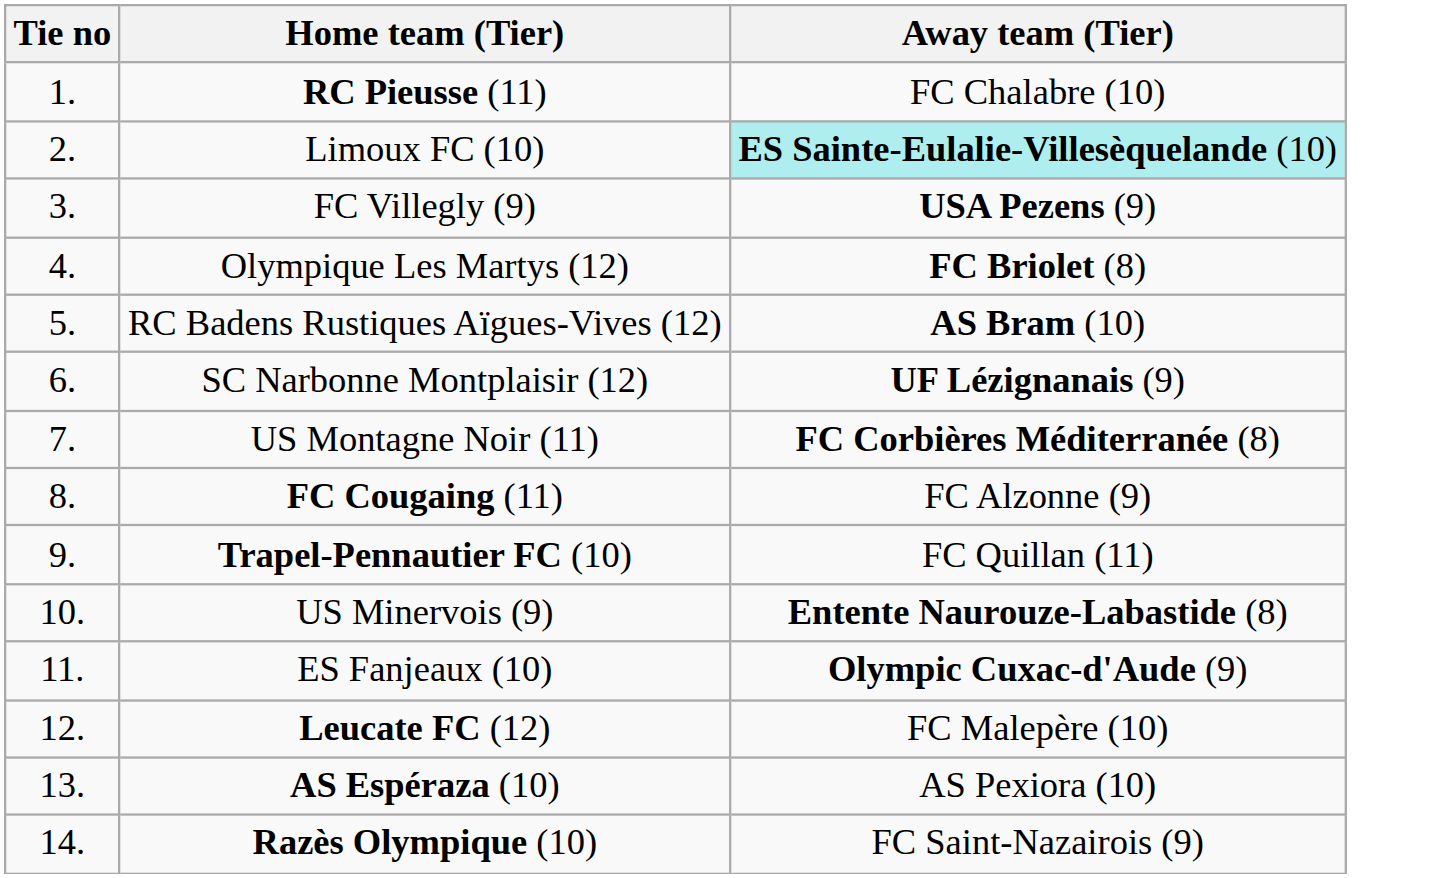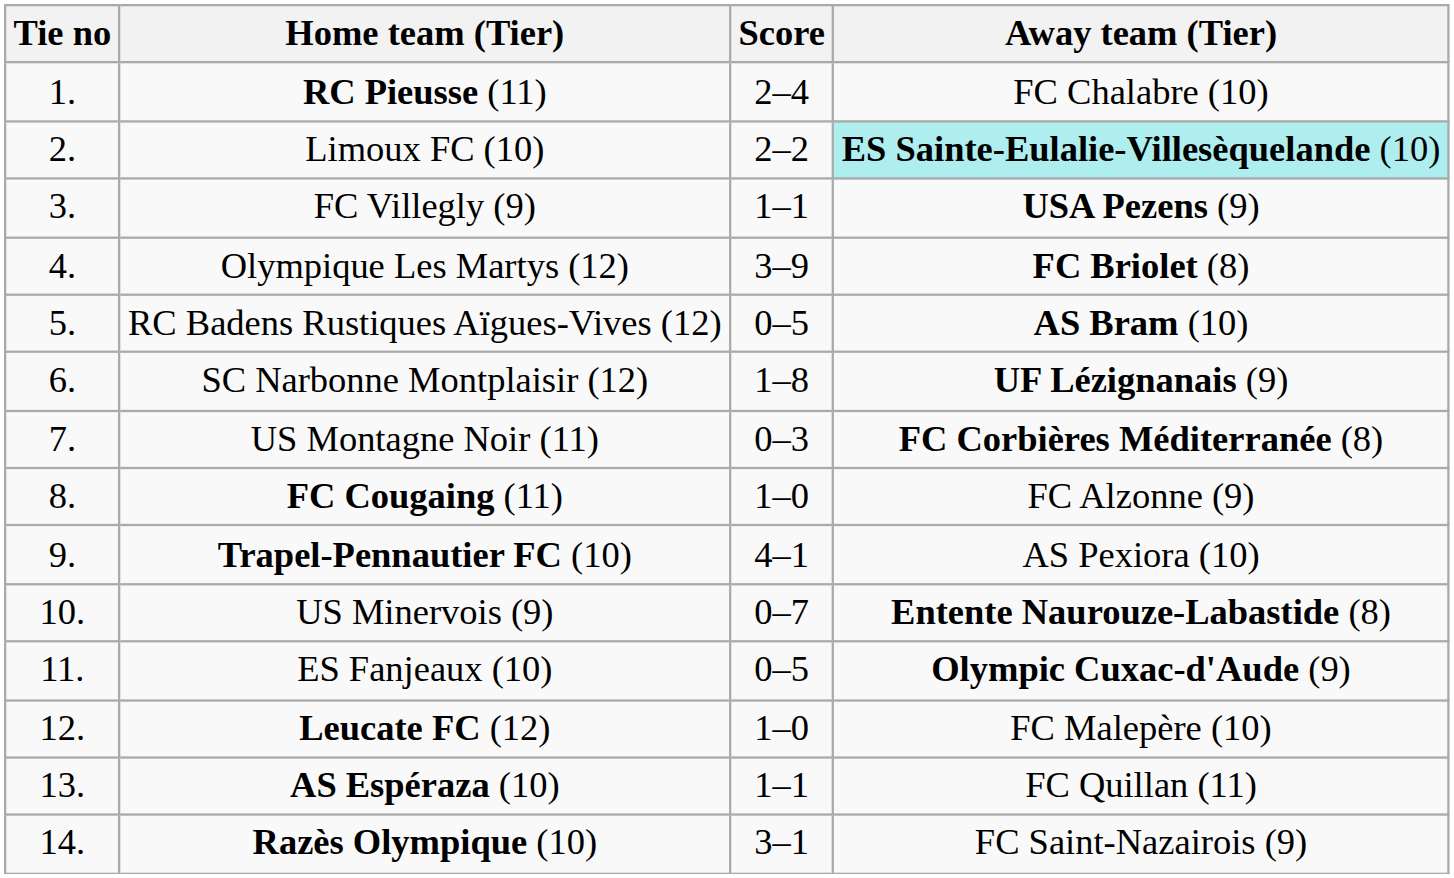+ column: (782, 33)
(1038, 554) FC Quillan (11) -> (1141, 554) AS Pexiora (10)
(1038, 785) AS Pexiora (10) -> (1141, 785) FC Quillan (11)
